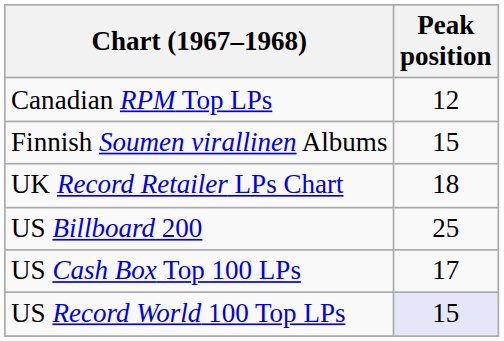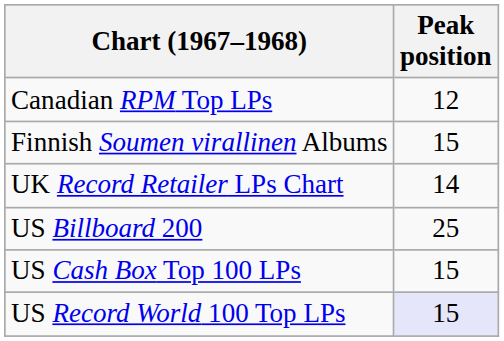(446, 185) 18 -> (446, 185) 14
(446, 270) 17 -> (446, 270) 15
